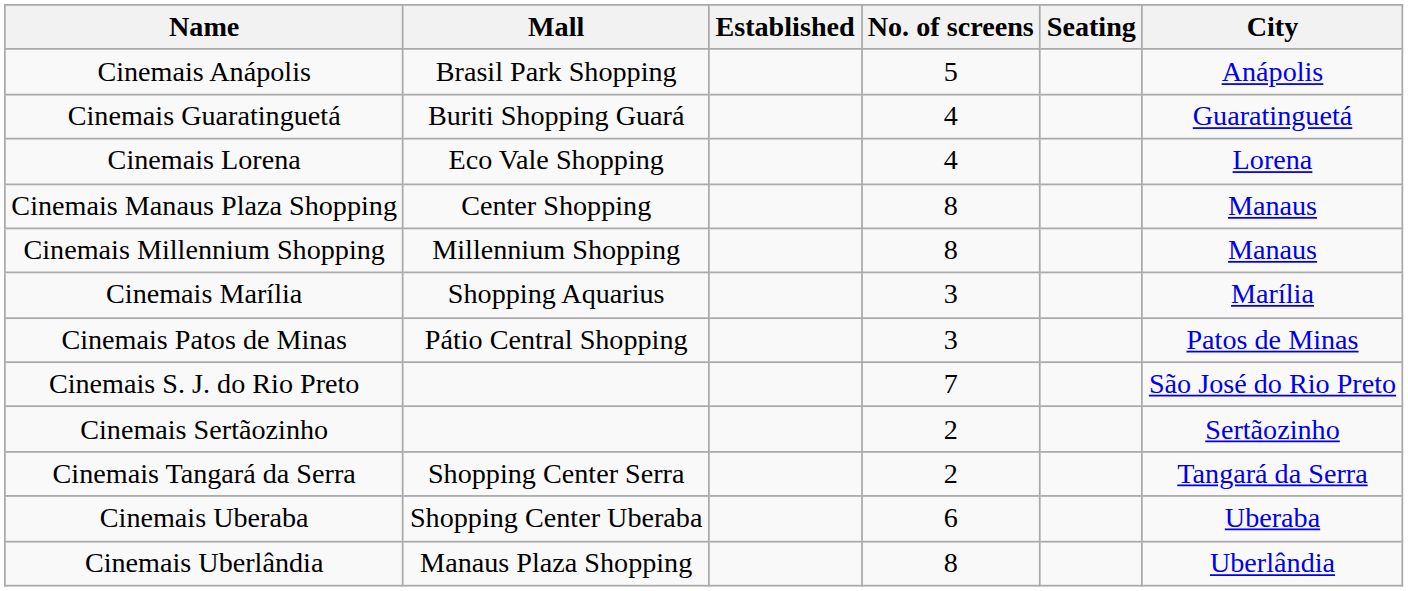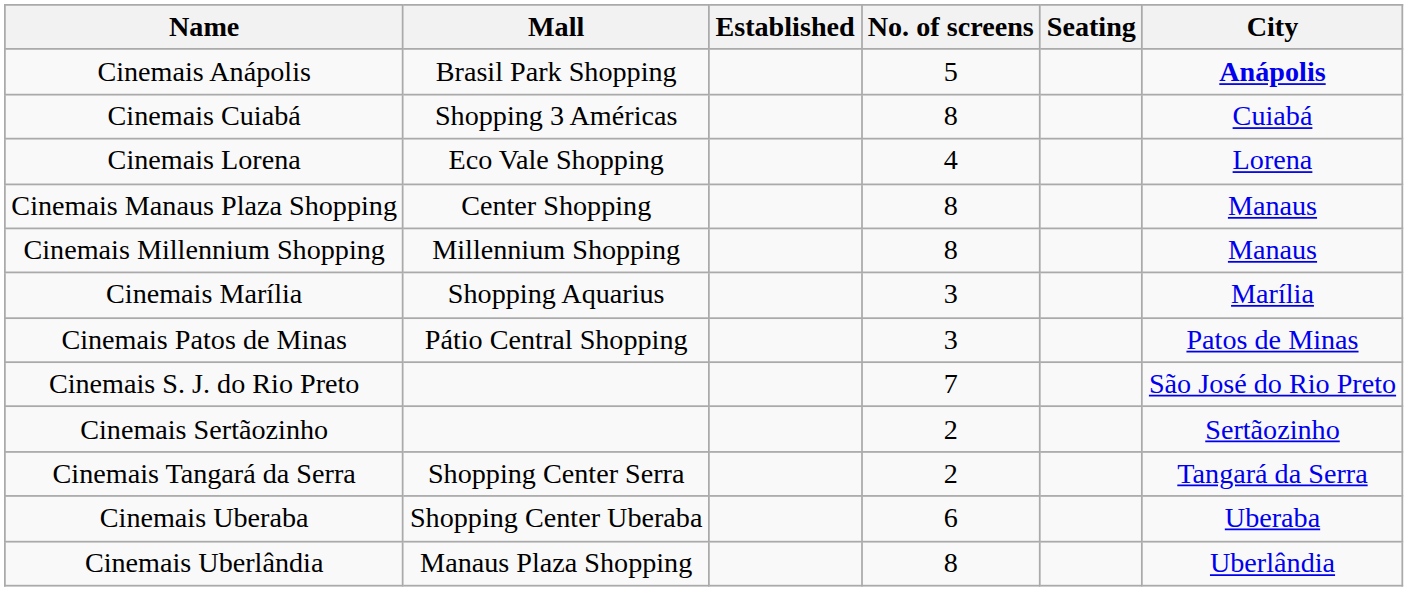(1272, 71) normal -> (1272, 71) bold
+ row: (204, 116)
- row: (204, 116)
